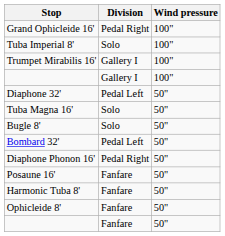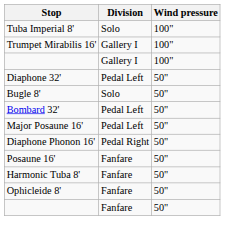- row: (51, 28)
- row: (40, 110)
+ row: (45, 126)
